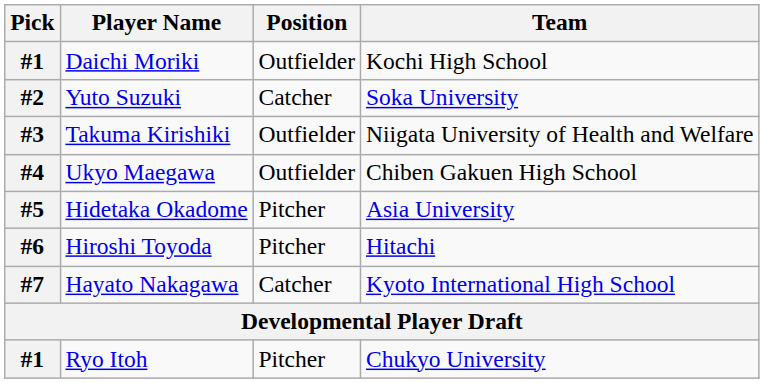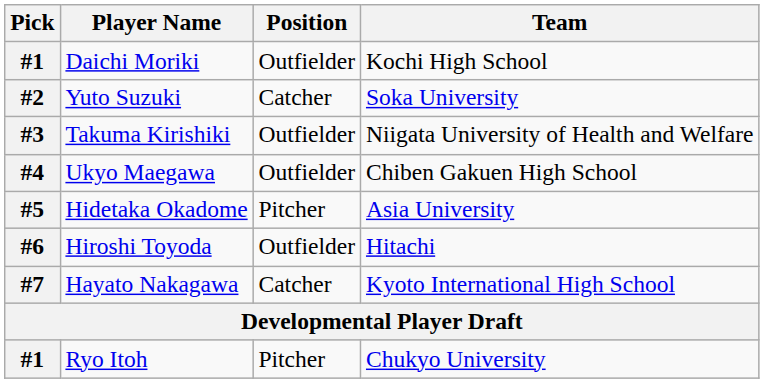(292, 246) Pitcher -> (307, 246) Outfielder
